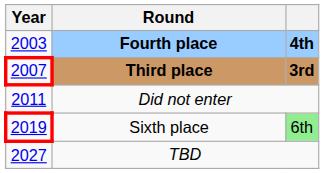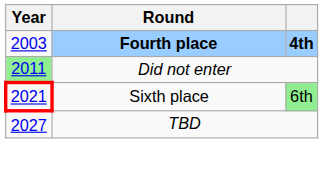- row: (169, 71)
(29, 99) no background -> (29, 69) lightgreen background
(29, 127) 2019 -> (29, 97) 2021
